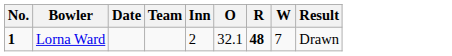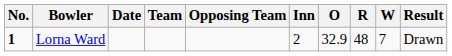+ column: (238, 16)
(230, 39) 32.1 -> (334, 39) 32.9
(257, 39) bold -> (361, 39) normal
